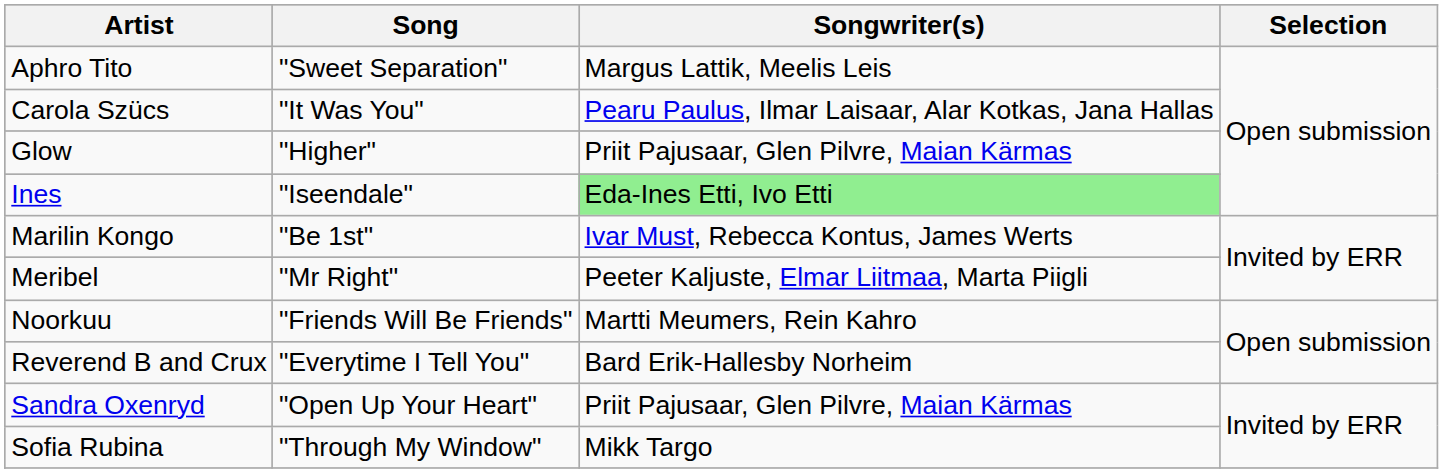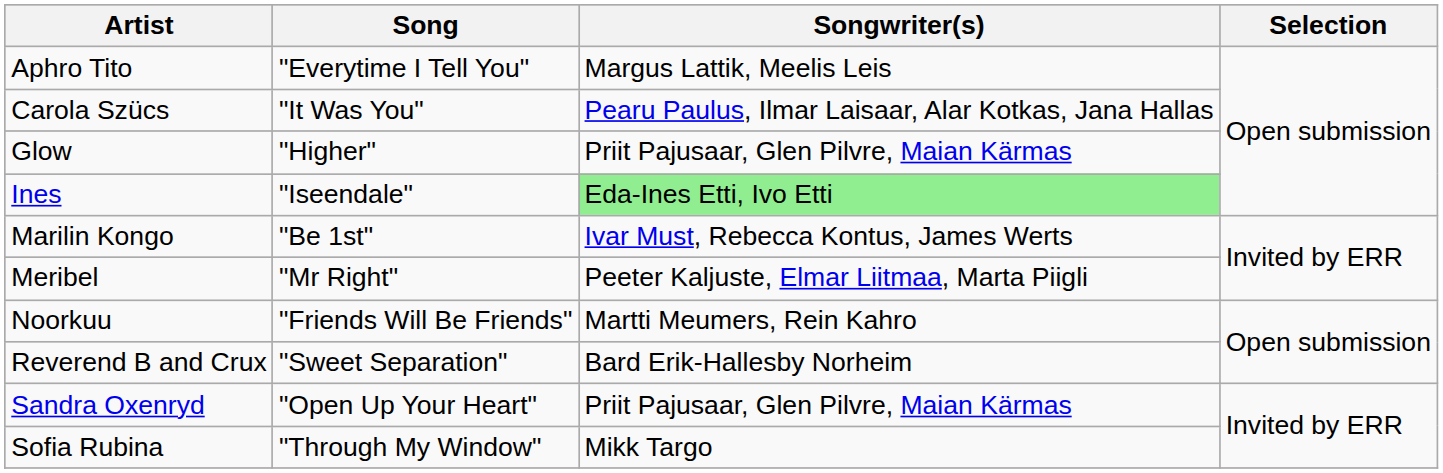(393, 67) "Sweet Separation" -> (404, 67) "Everytime I Tell You"
(404, 362) "Everytime I Tell You" -> (393, 362) "Sweet Separation"
